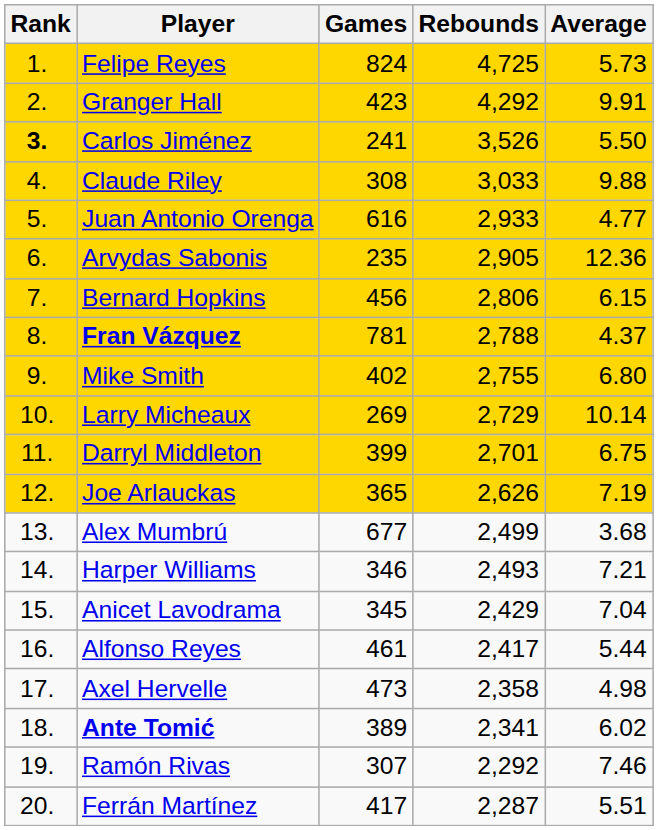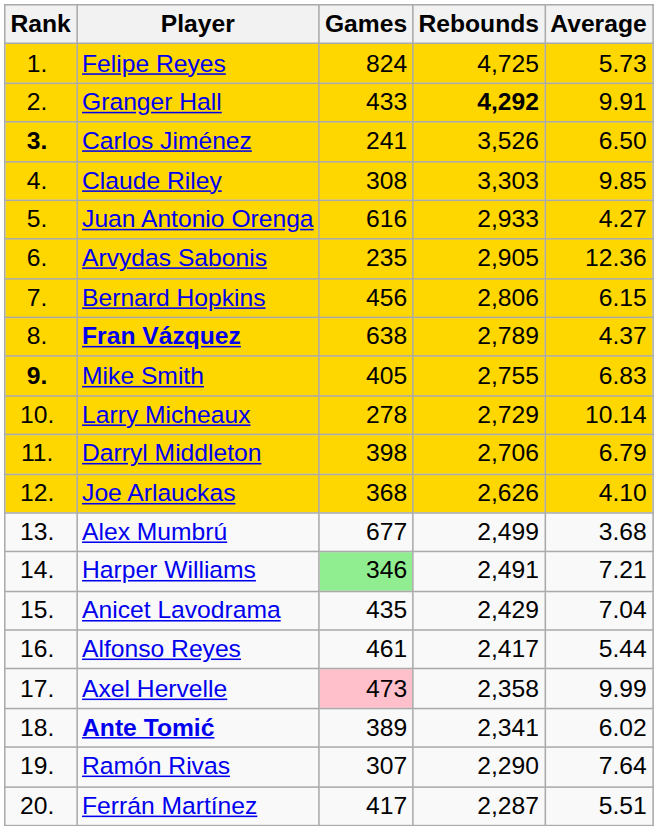(383, 102) 423 -> (383, 102) 433
(505, 102) normal -> (505, 102) bold
(619, 141) 5.50 -> (619, 141) 6.50
(505, 180) 3,033 -> (505, 180) 3,303
(619, 180) 9.88 -> (619, 180) 9.85
(619, 219) 4.77 -> (619, 219) 4.27
(383, 336) 781 -> (383, 336) 638
(505, 336) 2,788 -> (505, 336) 2,789
(41, 375) normal -> (41, 375) bold
(383, 375) 402 -> (383, 375) 405
(619, 375) 6.80 -> (619, 375) 6.83
(383, 414) 269 -> (383, 414) 278
(383, 453) 399 -> (383, 453) 398
(505, 453) 2,701 -> (505, 453) 2,706
(619, 453) 6.75 -> (619, 453) 6.79
(383, 492) 365 -> (383, 492) 368
(619, 492) 7.19 -> (619, 492) 4.10
(383, 571) no background -> (383, 571) lightgreen background
(505, 571) 2,493 -> (505, 571) 2,491
(383, 610) 345 -> (383, 610) 435
(383, 688) no background -> (383, 688) pink background
(619, 688) 4.98 -> (619, 688) 9.99
(505, 766) 2,292 -> (505, 766) 2,290
(619, 766) 7.46 -> (619, 766) 7.64
